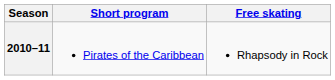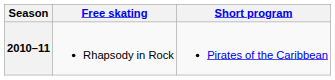columns swapped: (129, 13) <-> (268, 13)
